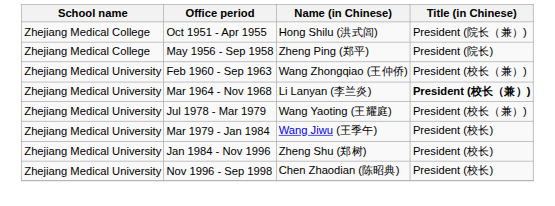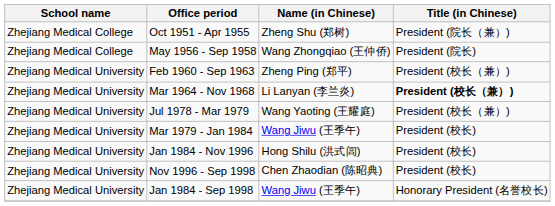(328, 31) Hong Shilu (洪式闾) -> (305, 31) Zheng Shu (郑树)
(324, 51) Zheng Ping (郑平) -> (326, 51) Wang Zhongqiao (王仲侨)
(343, 71) Wang Zhongqiao (王仲侨) -> (307, 71) Zheng Ping (郑平)
(323, 151) Zheng Shu (郑树) -> (311, 151) Hong Shilu (洪式闾)
+ row: (201, 191)
